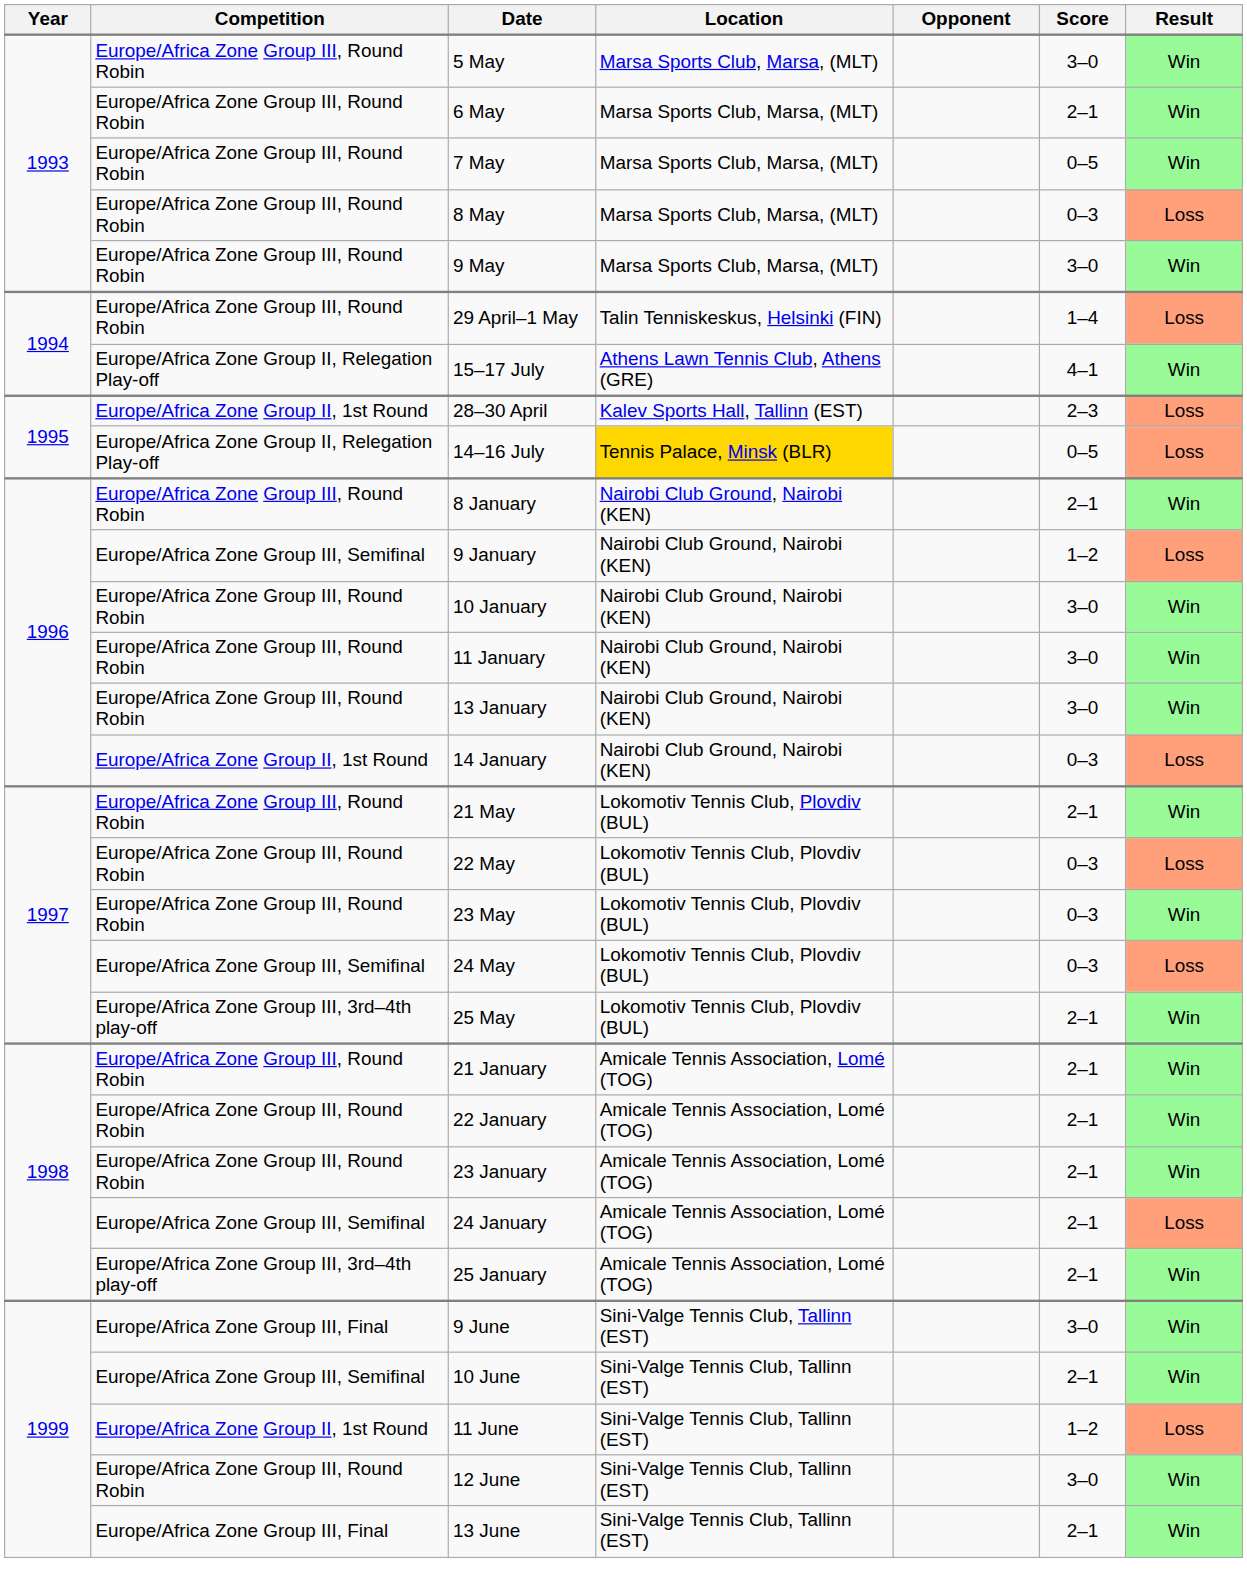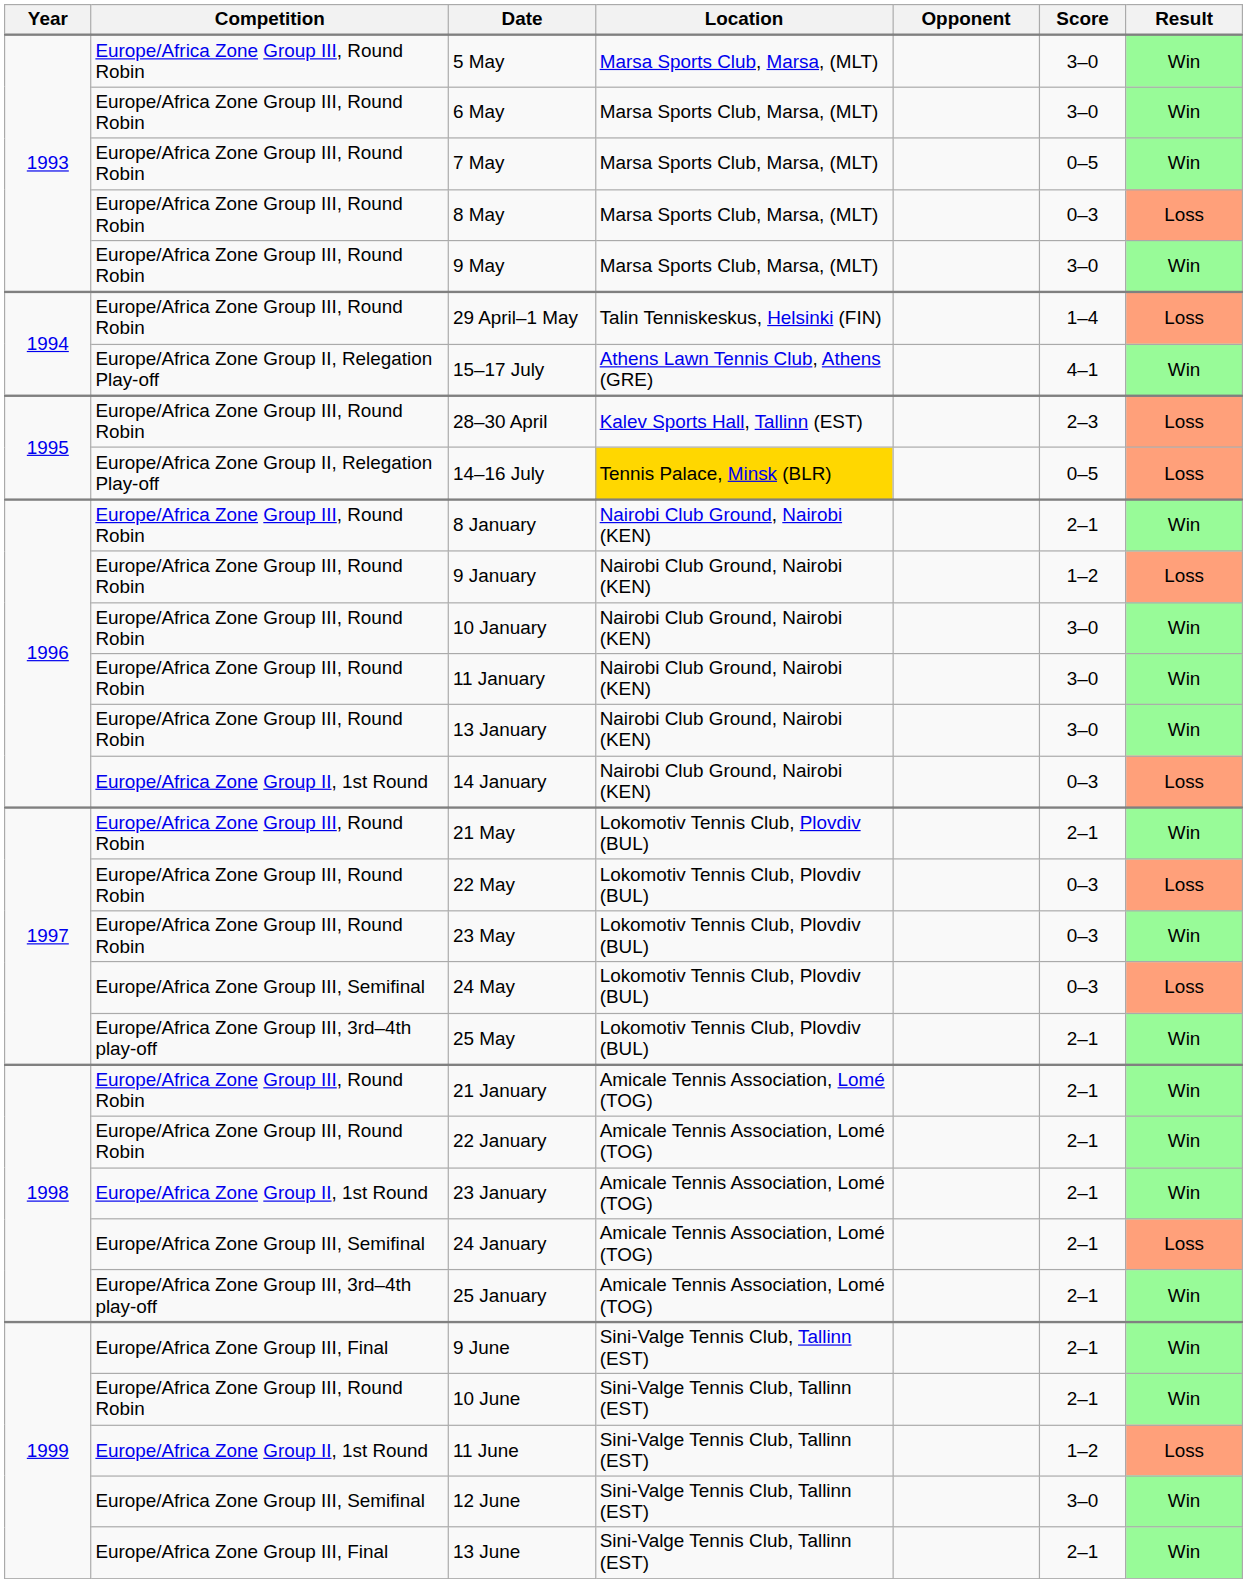(1083, 112) 2–1 -> (1083, 112) 3–0
(262, 411) Europe/Africa Zone Group II, 1st Round -> (249, 421) Europe/Africa Zone Group III, Round Robin
(260, 555) Europe/Africa Zone Group III, Semifinal -> (249, 576) Europe/Africa Zone Group III, Round Robin
(249, 1171) Europe/Africa Zone Group III, Round Robin -> (262, 1193) Europe/Africa Zone Group II, 1st Round
(1083, 1326) 3–0 -> (1083, 1347) 2–1
(260, 1377) Europe/Africa Zone Group III, Semifinal -> (249, 1399) Europe/Africa Zone Group III, Round Robin
(249, 1480) Europe/Africa Zone Group III, Round Robin -> (260, 1501) Europe/Africa Zone Group III, Semifinal
